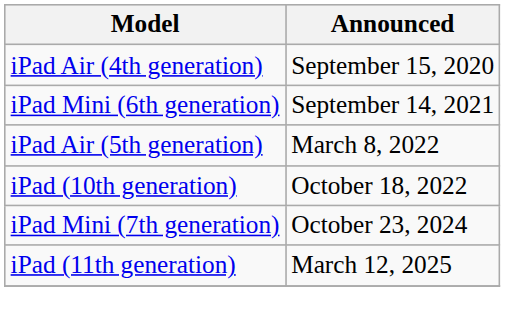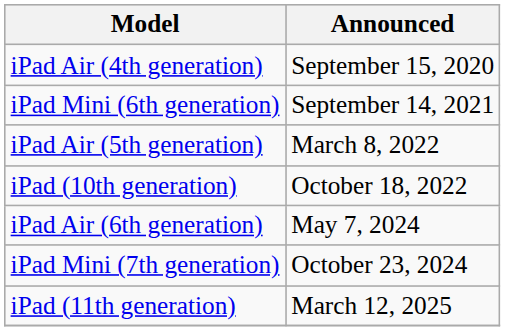+ row: (137, 225)
